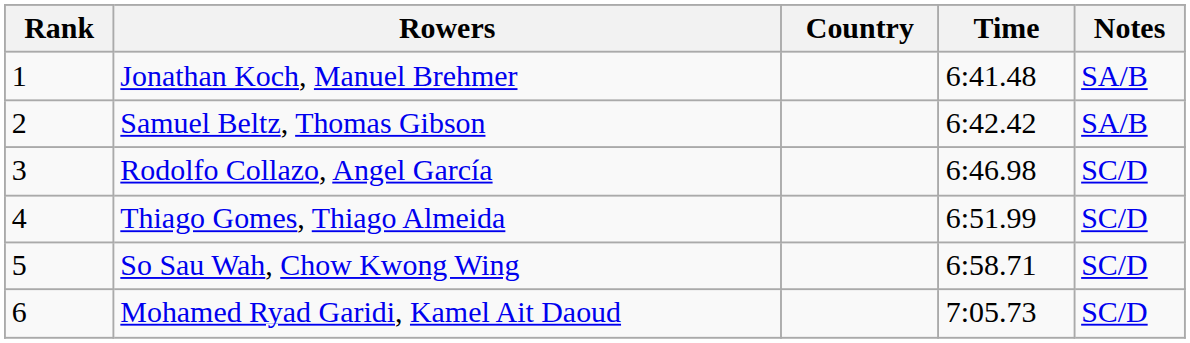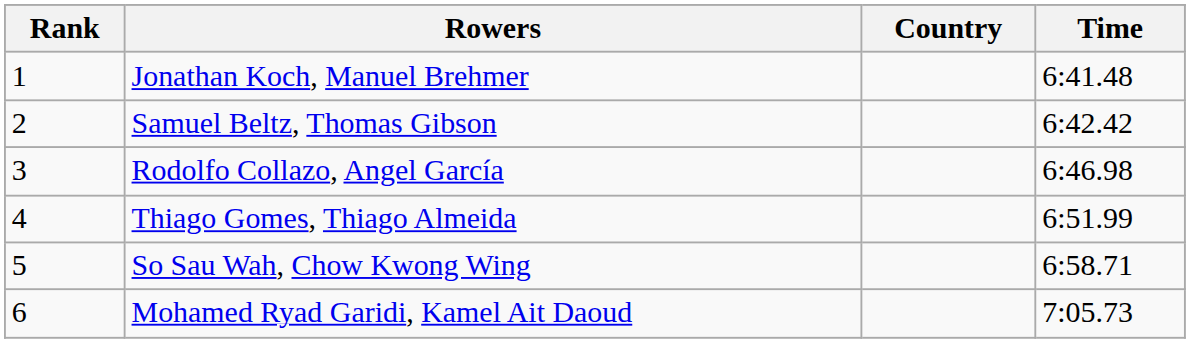- column: (1130, 28)
